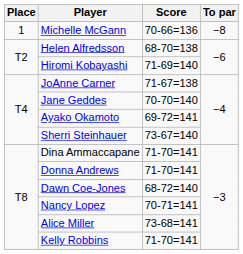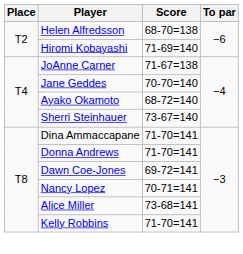- row: (83, 30)
(171, 118) 69-72=141 -> (171, 100) 68-72=140
(171, 188) 68-72=140 -> (171, 170) 69-72=141
